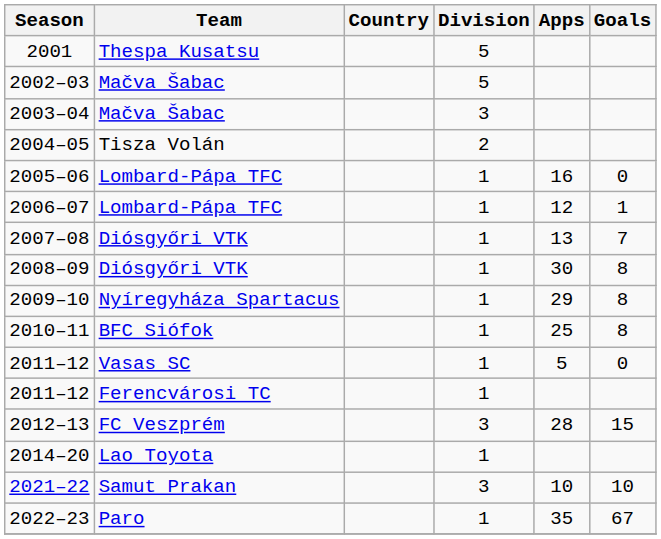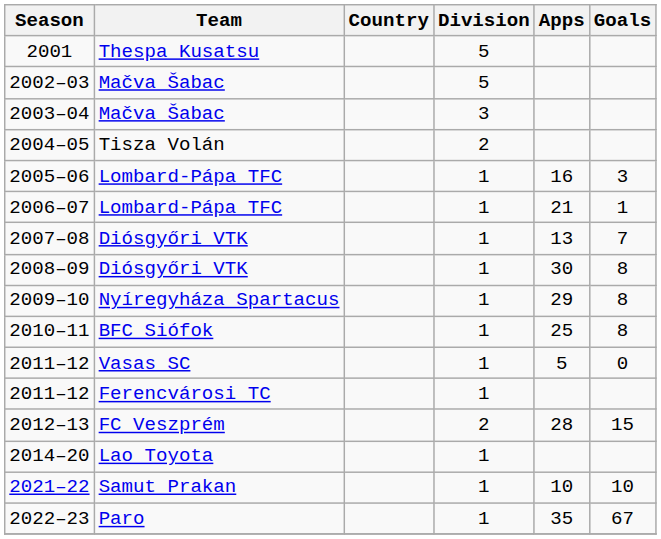(622, 176) 0 -> (622, 176) 3
(562, 207) 12 -> (562, 207) 21
(484, 425) 3 -> (484, 425) 2
(484, 487) 3 -> (484, 487) 1
